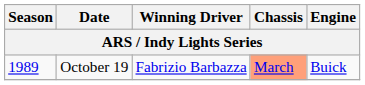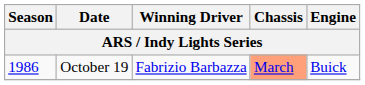(23, 66) 1989 -> (23, 66) 1986
